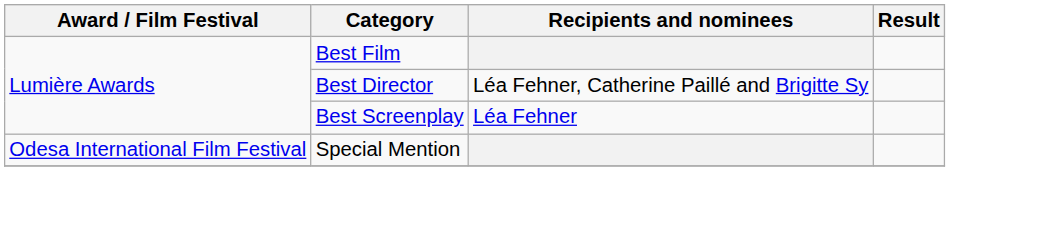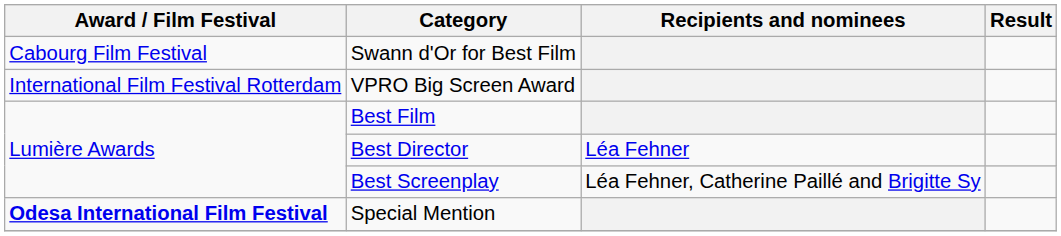+ row: (463, 52)
+ row: (463, 85)
(671, 85) Léa Fehner, Catherine Paillé and Brigitte Sy -> (637, 149) Léa Fehner
(525, 117) Léa Fehner -> (783, 181) Léa Fehner, Catherine Paillé and Brigitte Sy
(158, 149) normal -> (169, 213) bold
